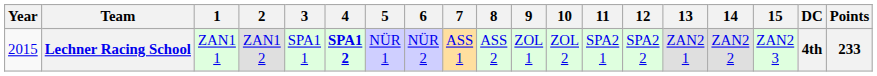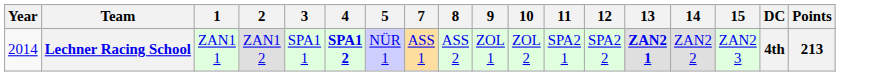- column: (423, 16)
(23, 49) 2015 -> (23, 49) 2014
(685, 49) normal -> (648, 49) bold
(849, 49) 233 -> (812, 49) 213
